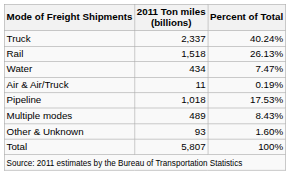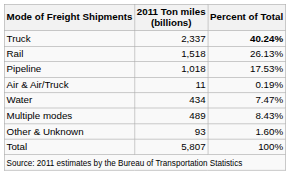(267, 38) normal -> (267, 38) bold
rows swapped: (19, 69) <-> (24, 100)
